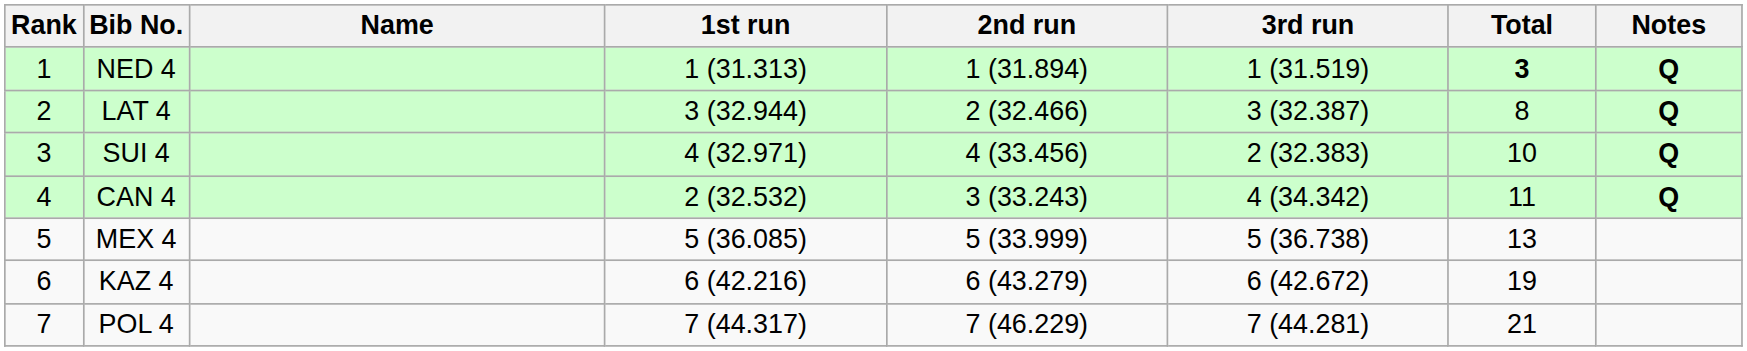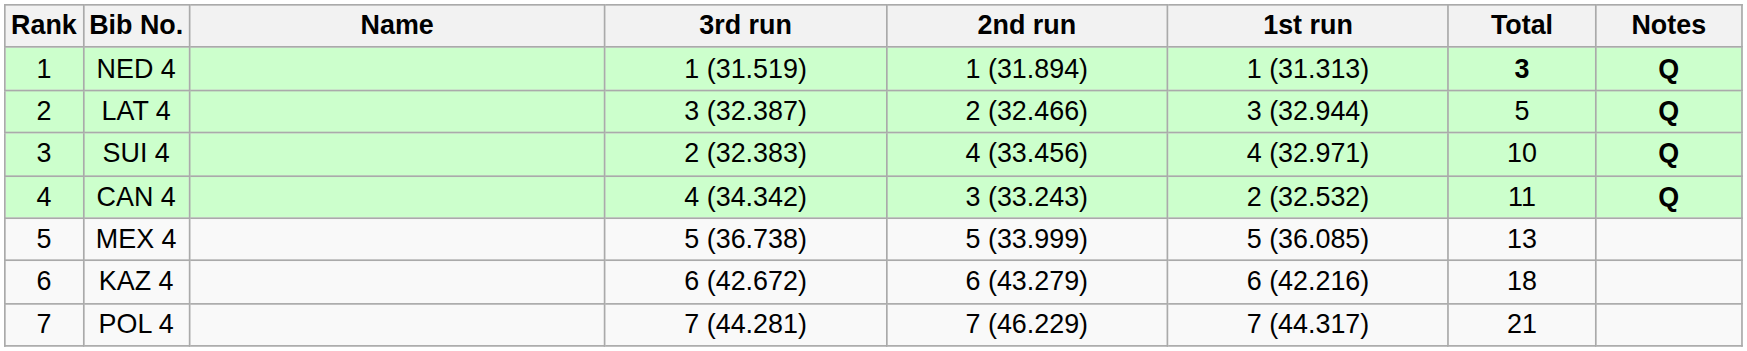columns swapped: (746, 25) <-> (1308, 25)
(1522, 111) 8 -> (1522, 111) 5
(1522, 281) 19 -> (1522, 281) 18
